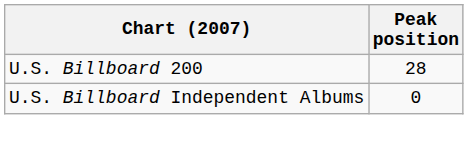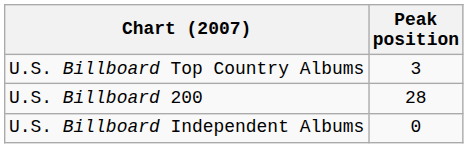+ row: (187, 69)
